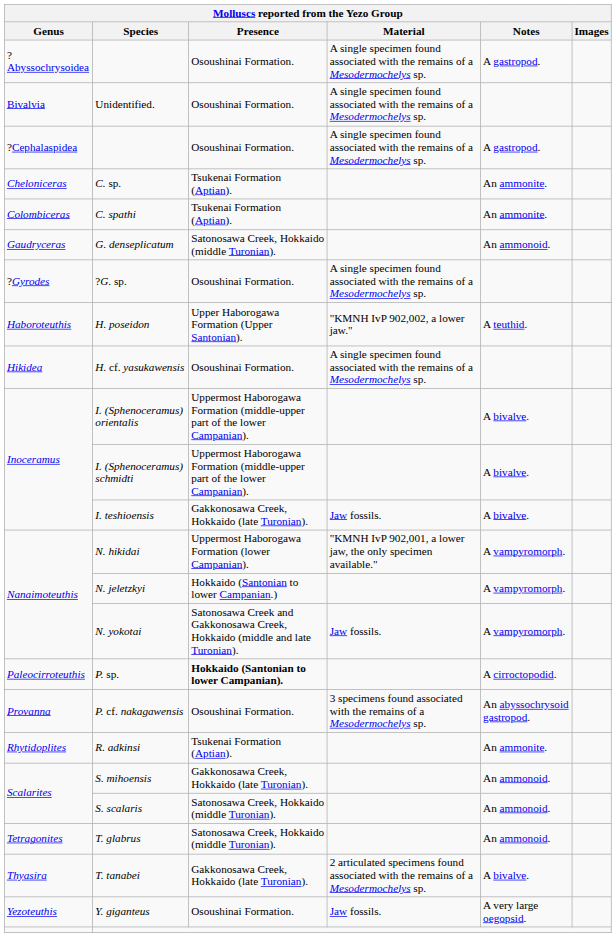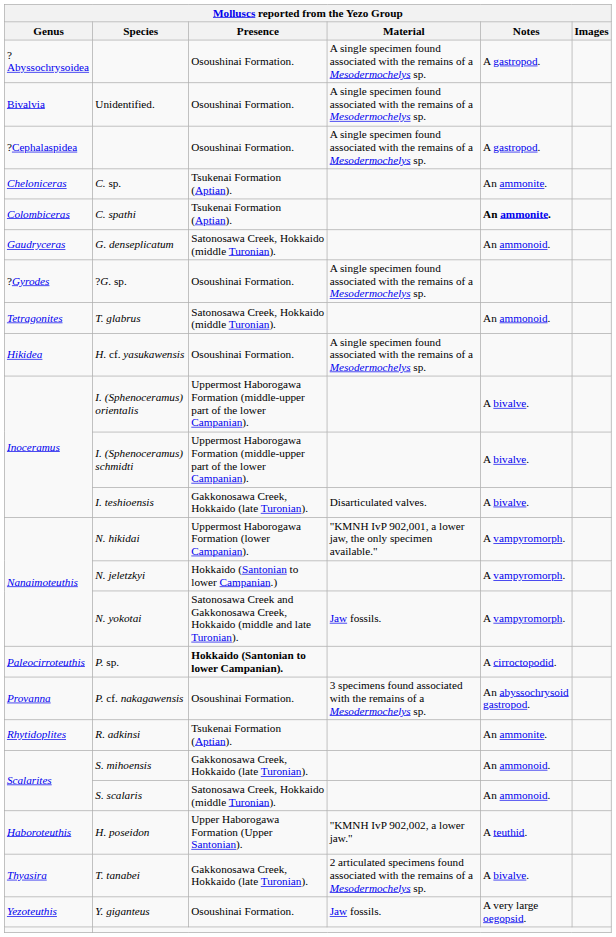(515, 214) normal -> (517, 214) bold
rows swapped: (39, 324) <-> (35, 838)
(356, 515) Jaw fossils. -> (378, 502) Disarticulated valves.
